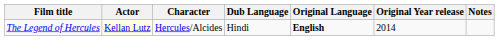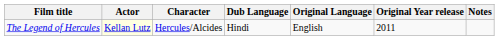(309, 27) bold -> (308, 27) normal
(386, 27) 2014 -> (386, 27) 2011
